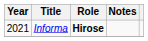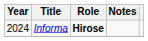(18, 28) 2021 -> (18, 28) 2024
